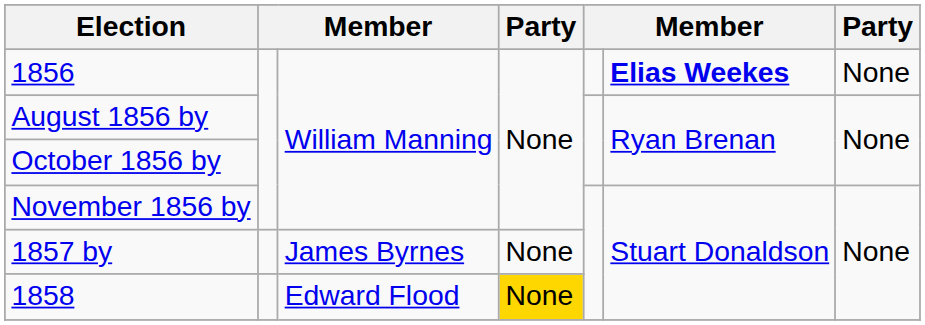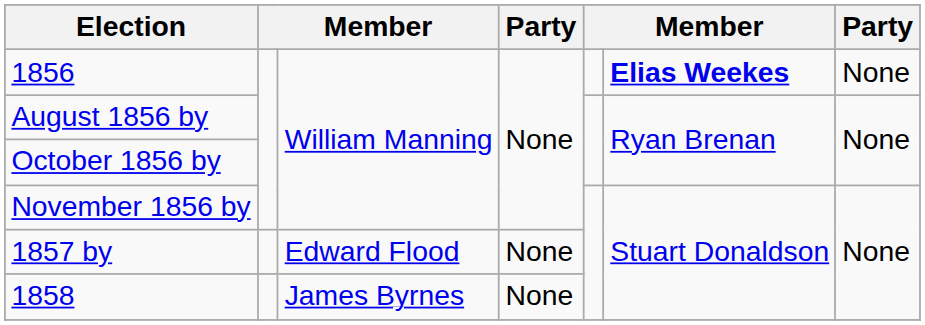(374, 251) James Byrnes -> (372, 251) Edward Flood
(372, 296) Edward Flood -> (374, 296) James Byrnes
(539, 296) gold background -> (539, 296) no background
